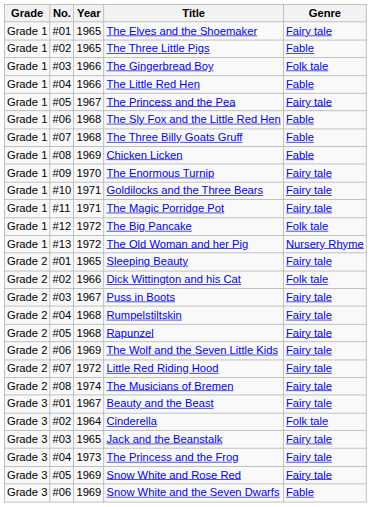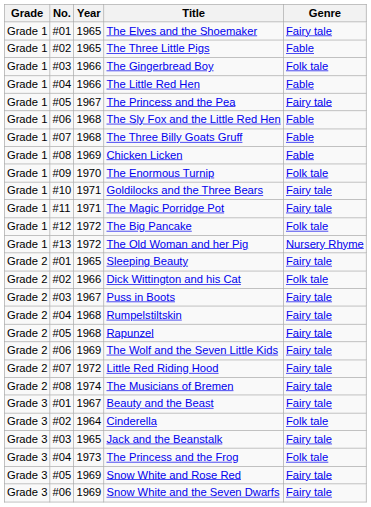(309, 173) Fairy tale -> (307, 173) Folk tale
(309, 457) Fairy tale -> (307, 457) Folk tale
(300, 492) Fable -> (309, 492) Fairy tale
